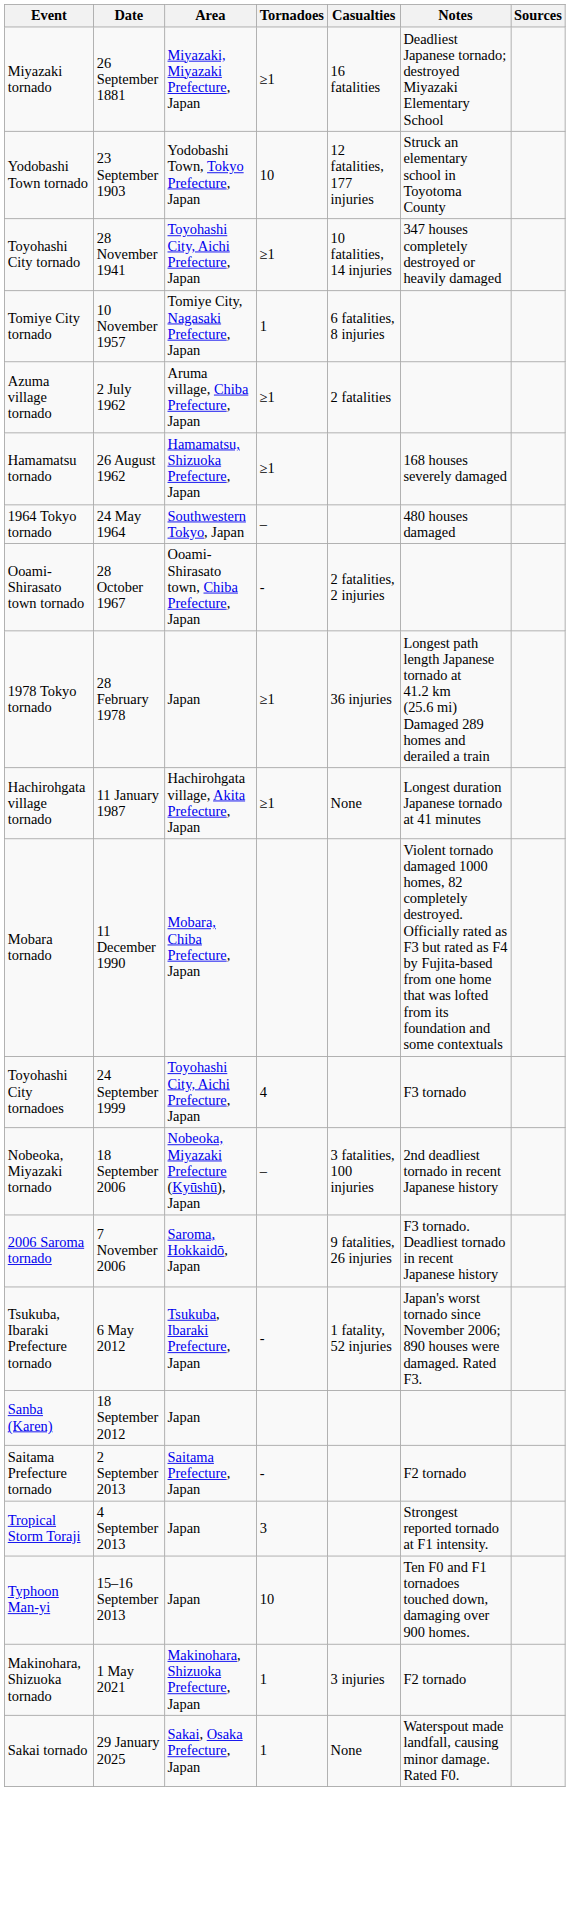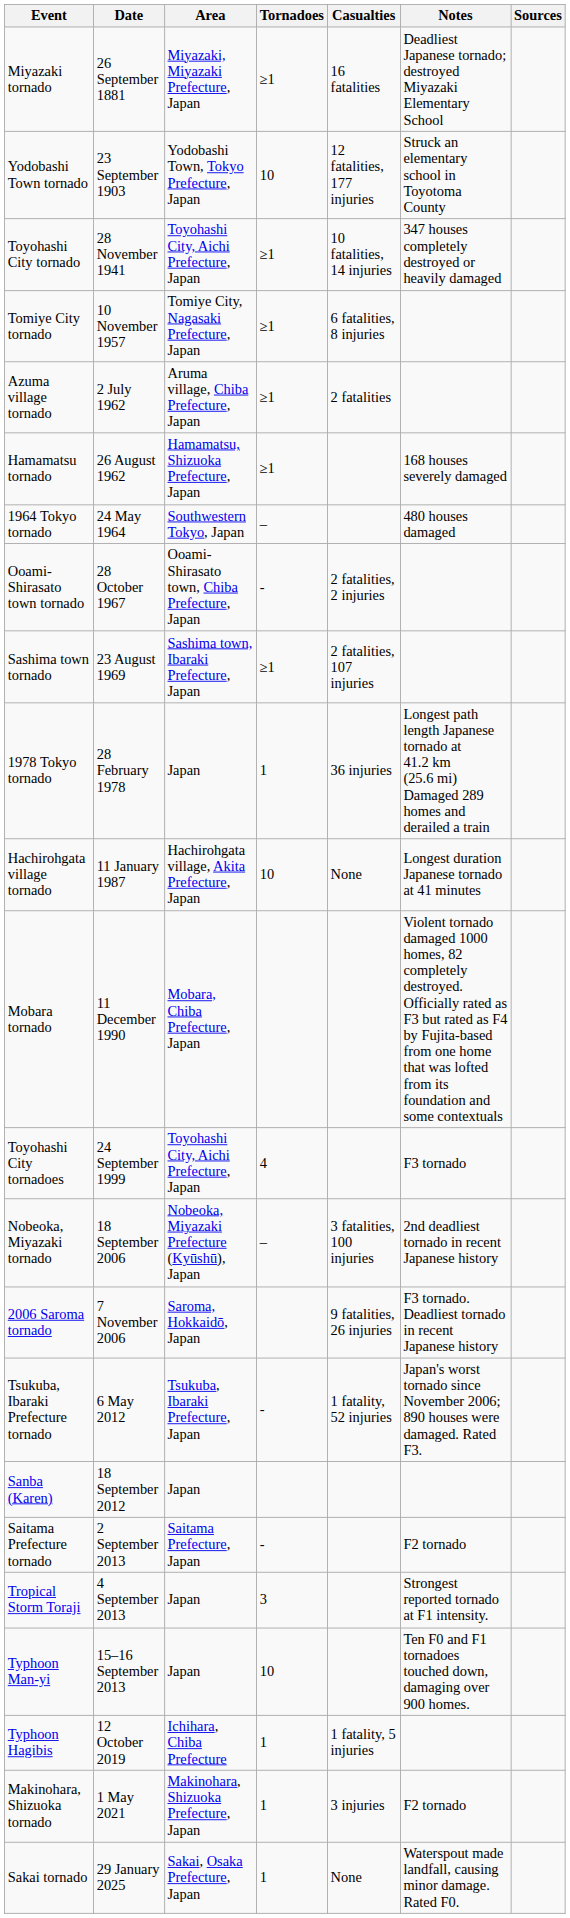(263, 325) 1 -> (267, 325) ≥1
+ row: (48, 666)
(267, 699) ≥1 -> (263, 770) 1
(267, 803) ≥1 -> (267, 874) 10
+ row: (33, 1742)
